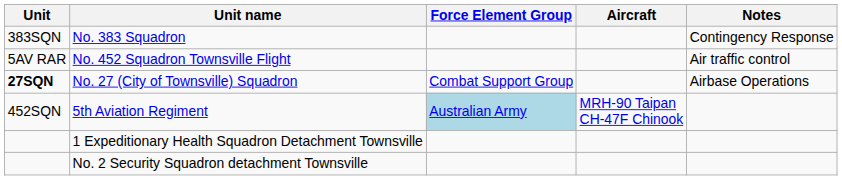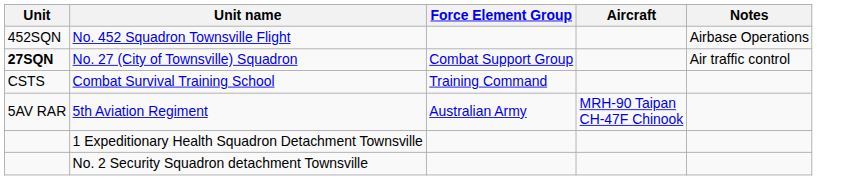- row: (129, 37)
(37, 59) 5AV RAR -> (34, 37) 452SQN
(740, 59) Air traffic control -> (749, 37) Airbase Operations
(749, 81) Airbase Operations -> (740, 59) Air traffic control
+ row: (174, 81)
(34, 111) 452SQN -> (37, 111) 5AV RAR
(478, 111) lightblue background -> (478, 111) no background
